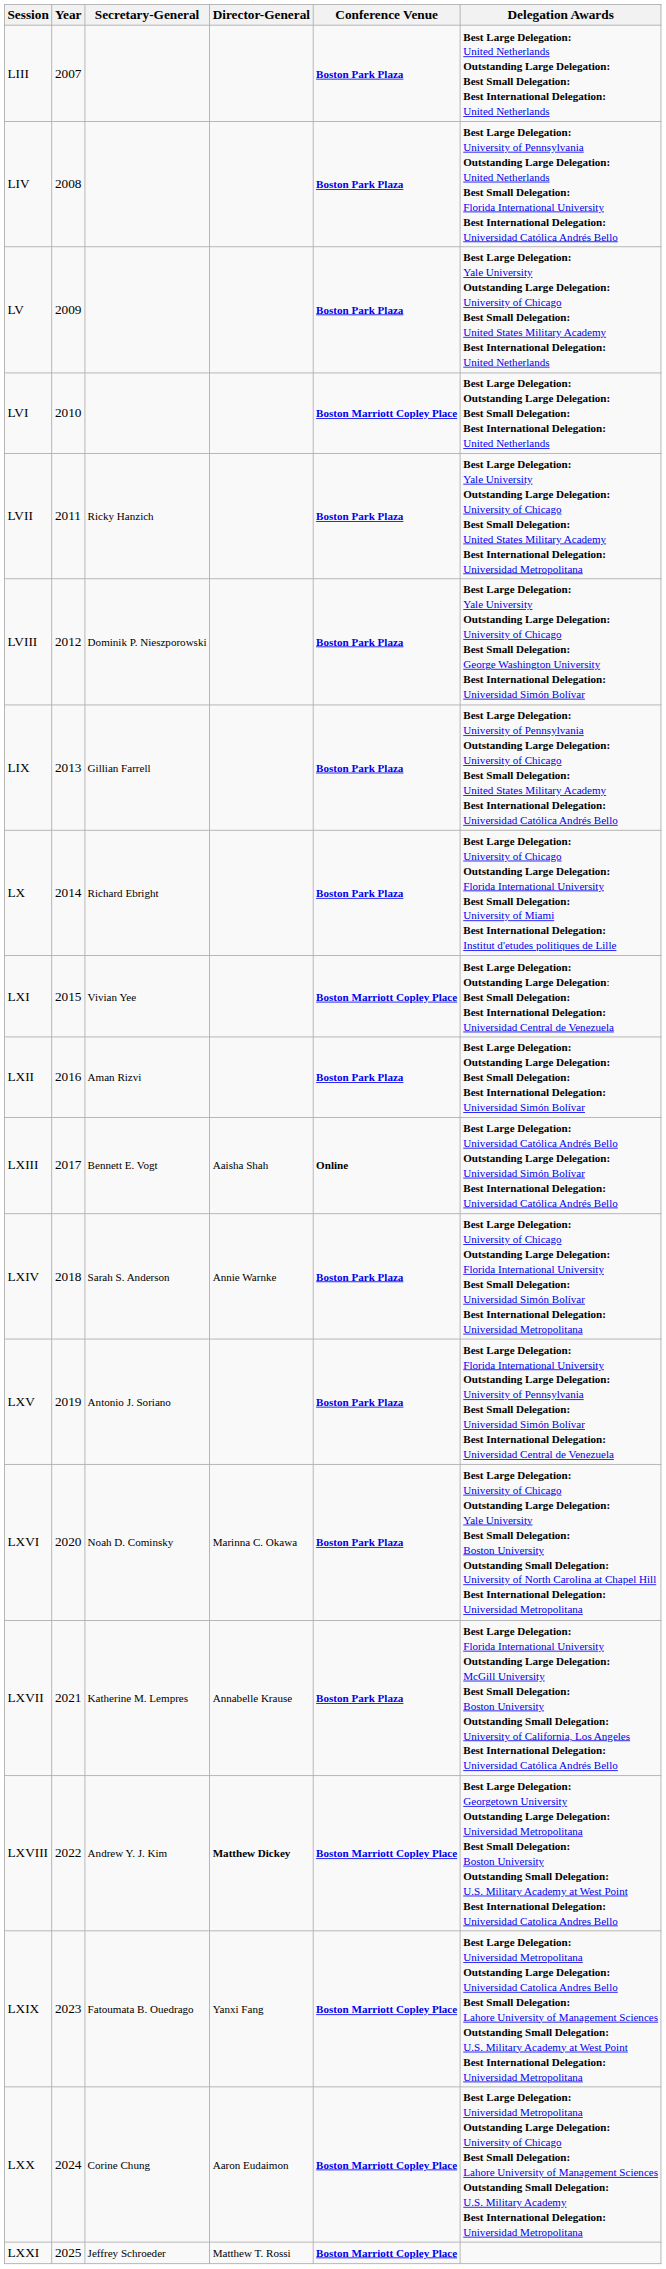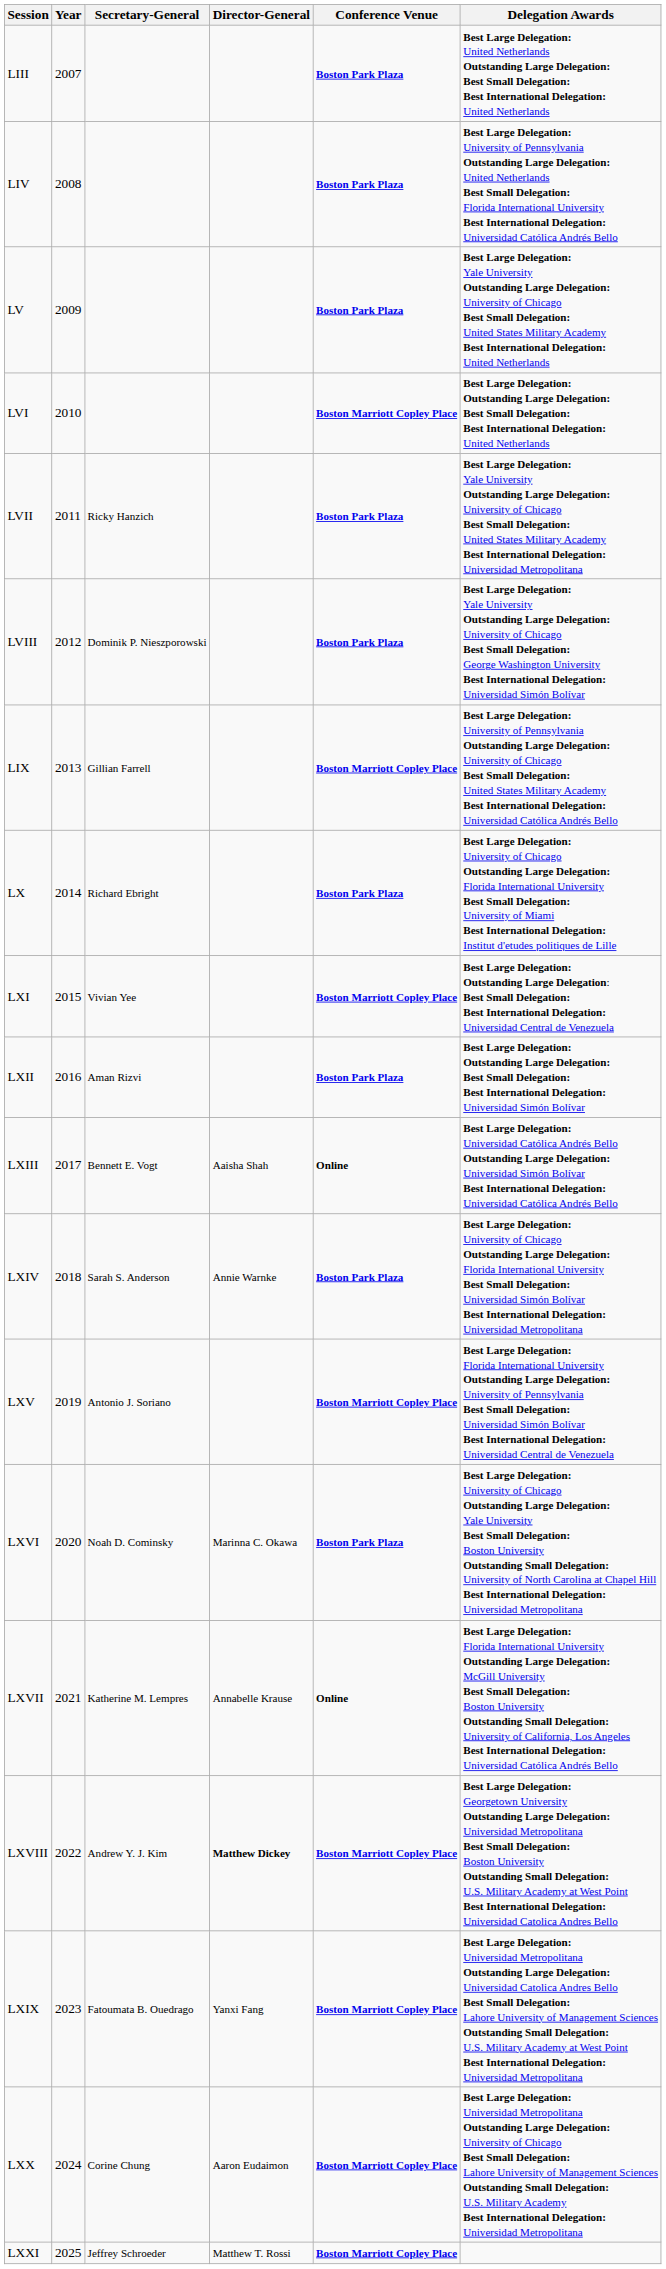(360, 768) Boston Park Plaza -> (387, 768) Boston Marriott Copley Place
(360, 1402) Boston Park Plaza -> (387, 1402) Boston Marriott Copley Place
(360, 1698) Boston Park Plaza -> (332, 1698) Online
